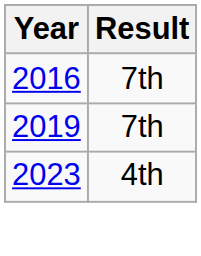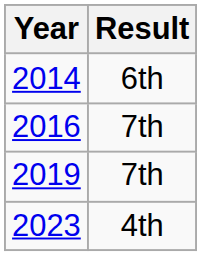+ row: (46, 77)
